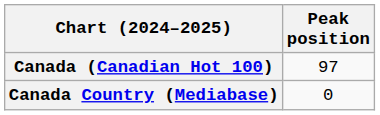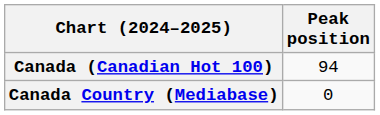(328, 67) 97 -> (328, 67) 94
